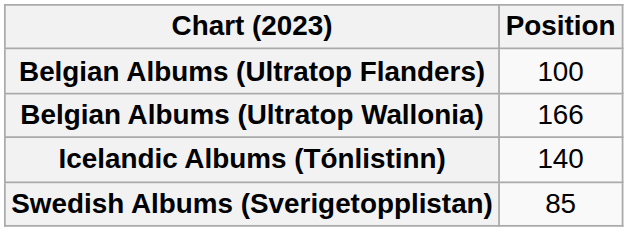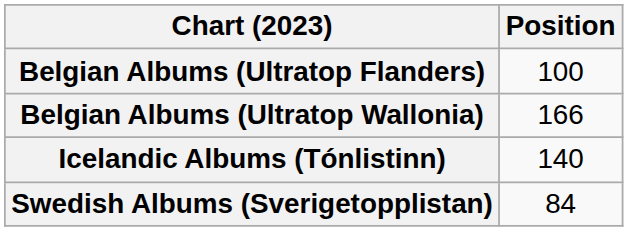(561, 203) 85 -> (561, 203) 84
